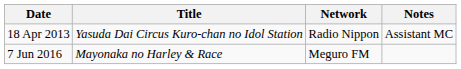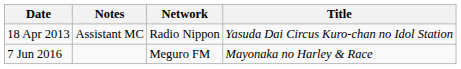columns swapped: (189, 14) <-> (419, 14)
